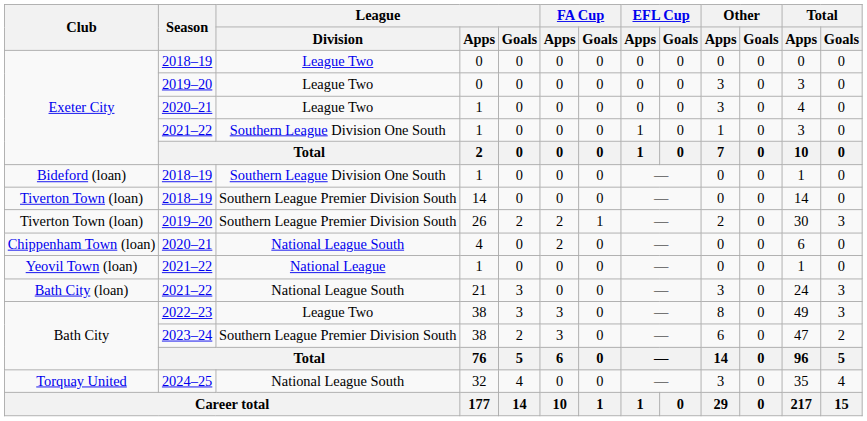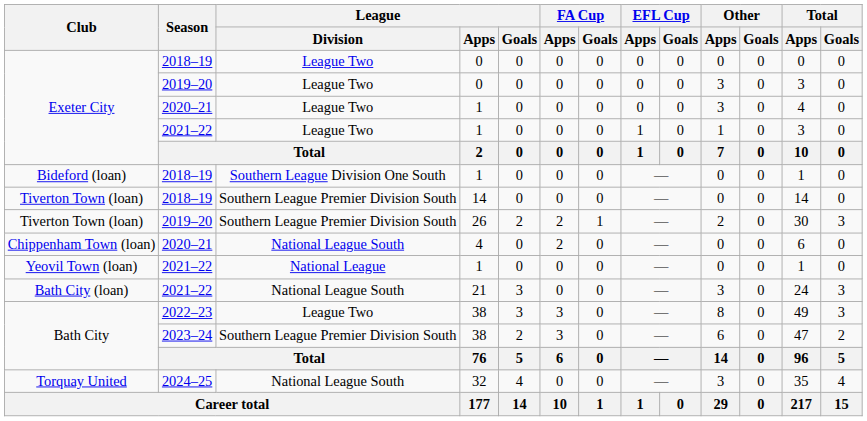(338, 130) Southern League Division One South -> (338, 130) League Two
